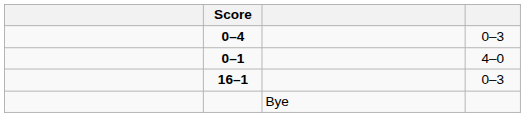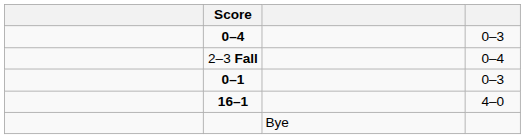+ row: (233, 58)
(493, 58) 4–0 -> (493, 79) 0–3
(493, 79) 0–3 -> (493, 101) 4–0
